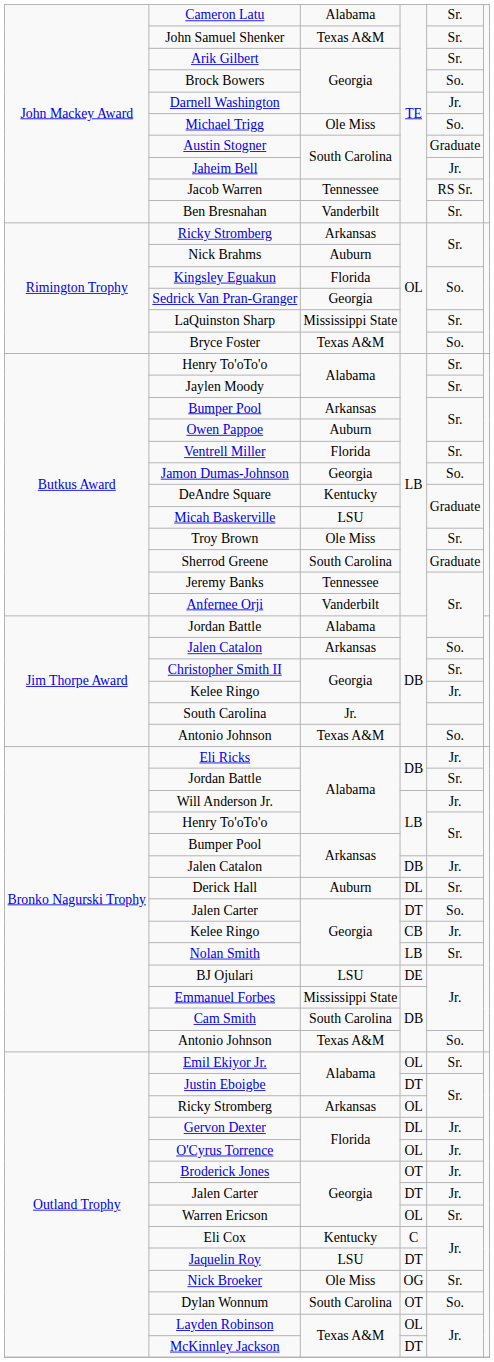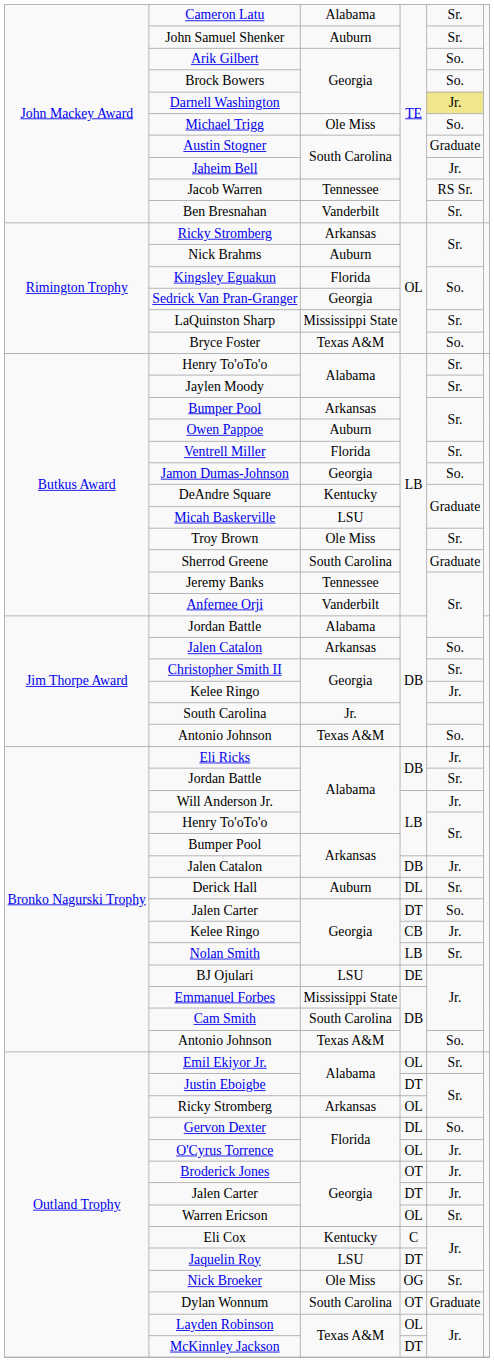(350, 37) Texas A&M -> (350, 37) Auburn
(455, 59) Sr. -> (455, 59) So.
(455, 102) no background -> (455, 102) khaki background
(455, 1128) Jr. -> (455, 1128) So.
(455, 1302) So. -> (455, 1302) Graduate
